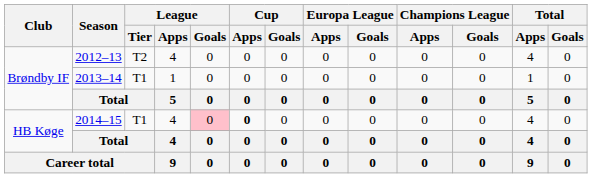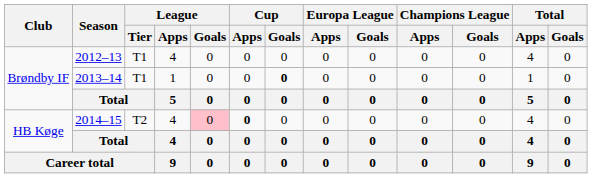(140, 57) T2 -> (140, 57) T1
(284, 78) normal -> (284, 78) bold
(140, 120) T1 -> (140, 120) T2
